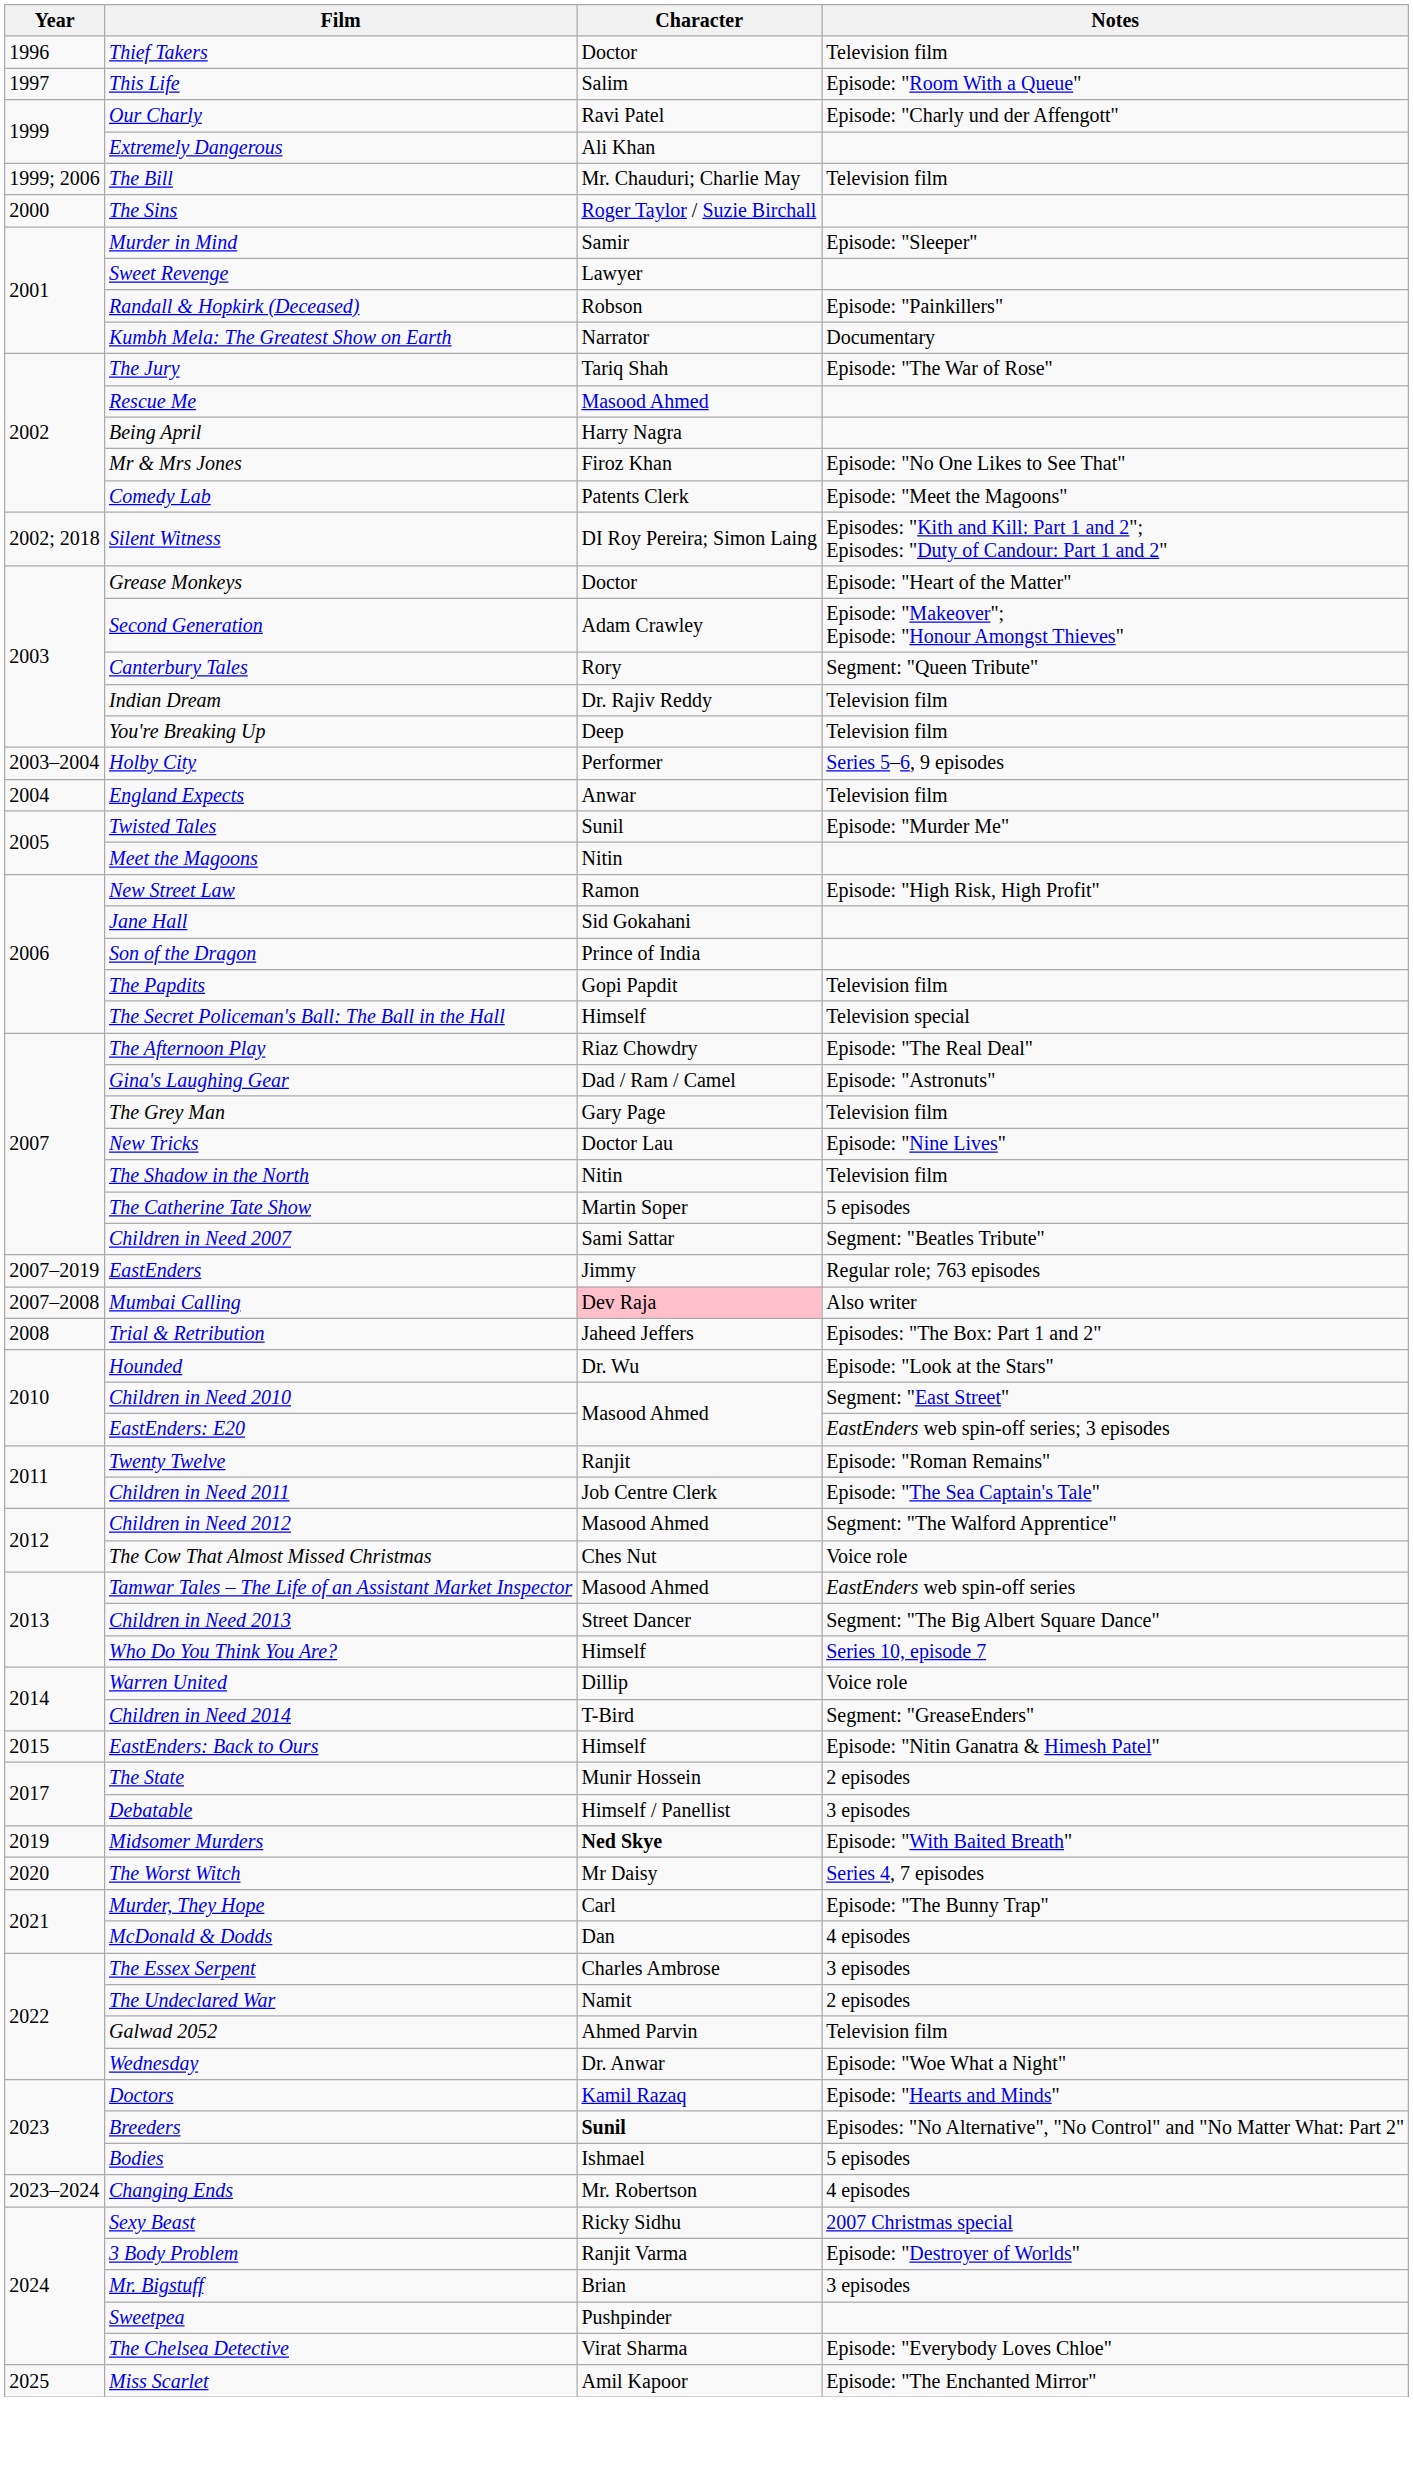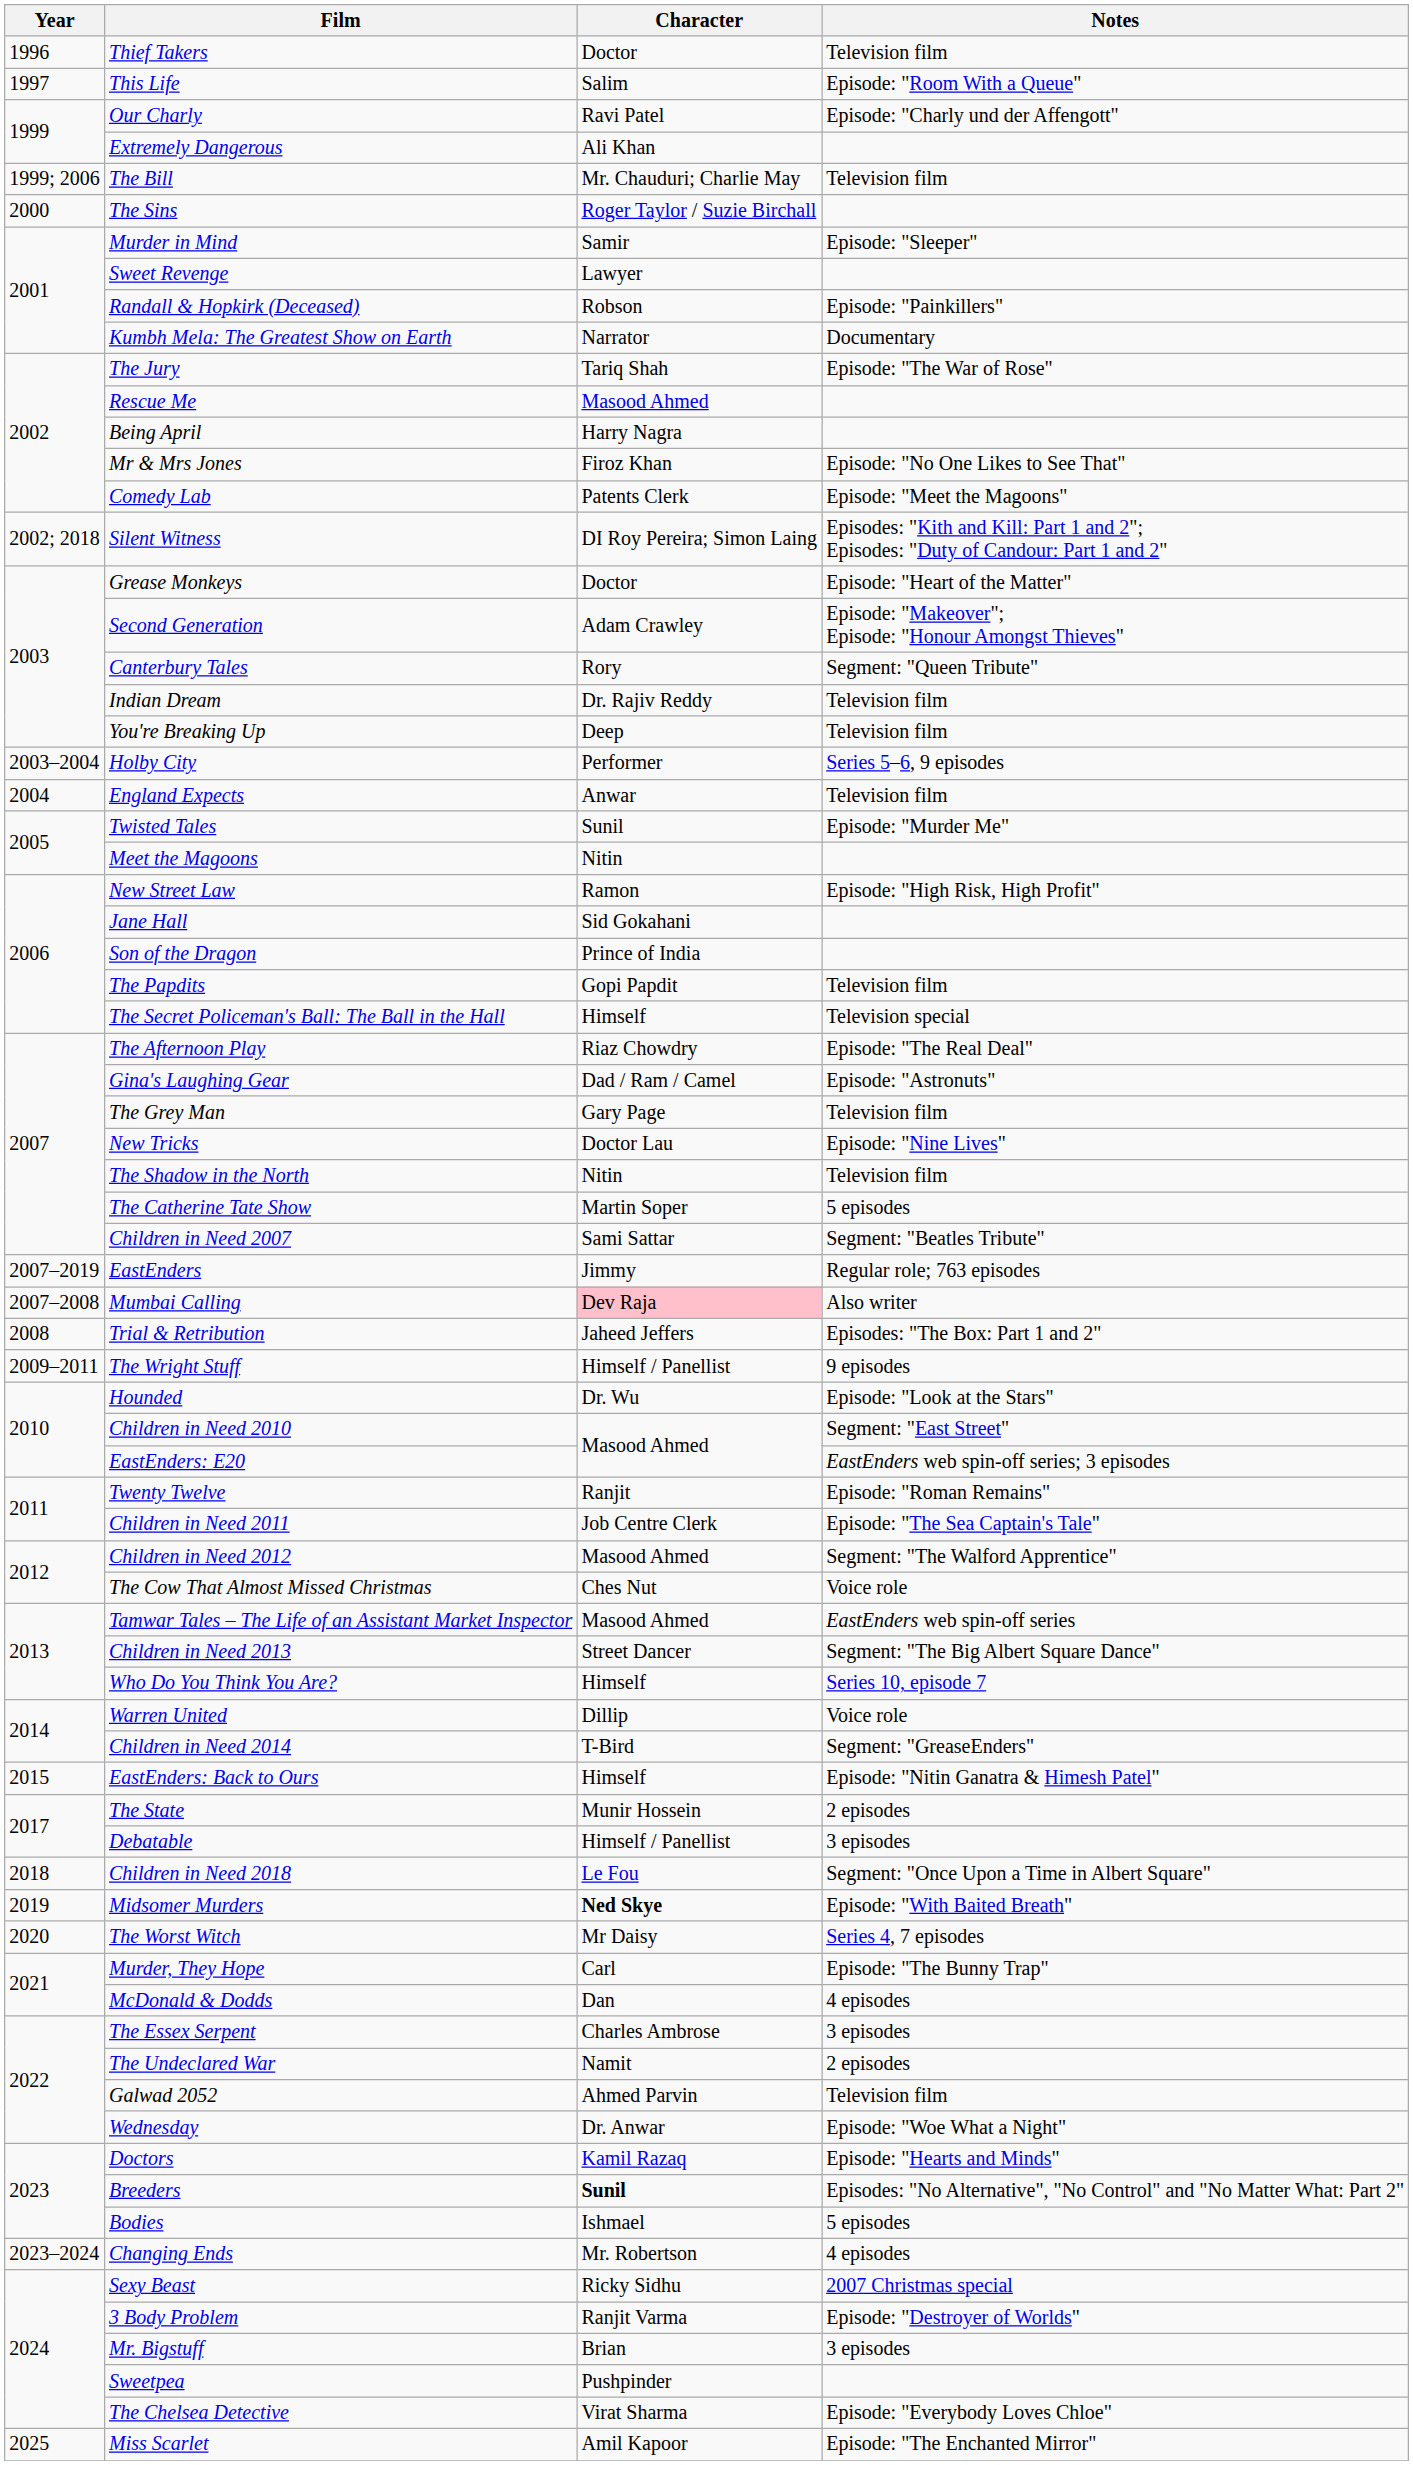+ row: (175, 1365)
+ row: (200, 1873)
